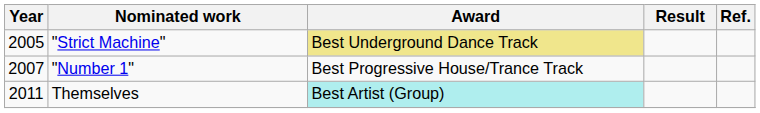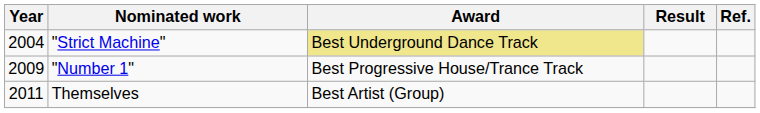(26, 42) 2005 -> (26, 42) 2004
(26, 68) 2007 -> (26, 68) 2009
(378, 94) paleturquoise background -> (378, 94) no background
